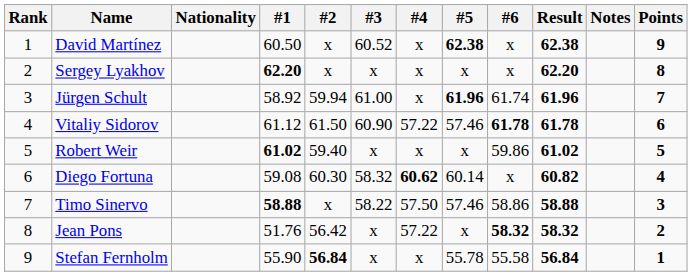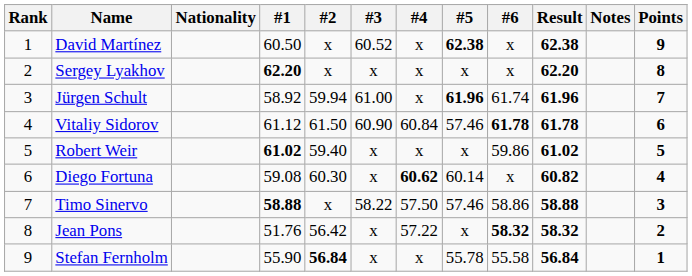(419, 124) 57.22 -> (419, 124) 60.84
(374, 177) 58.32 -> (374, 177) x
